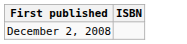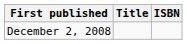+ column: (132, 13)
